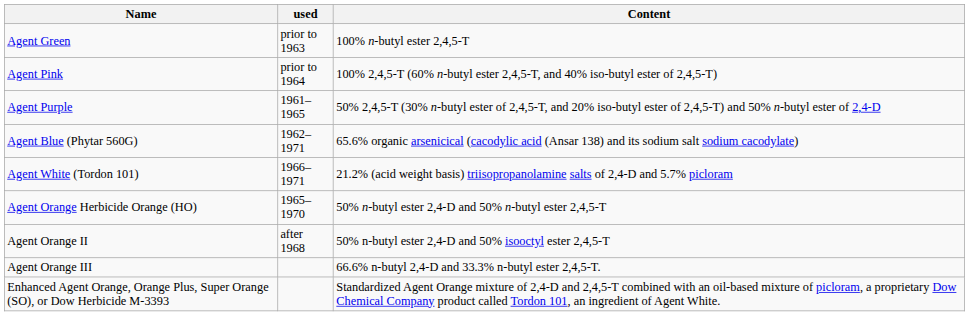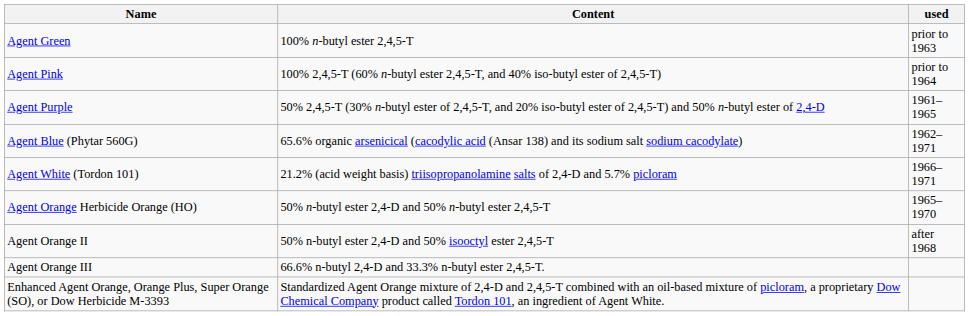columns swapped: (649, 14) <-> (306, 14)
